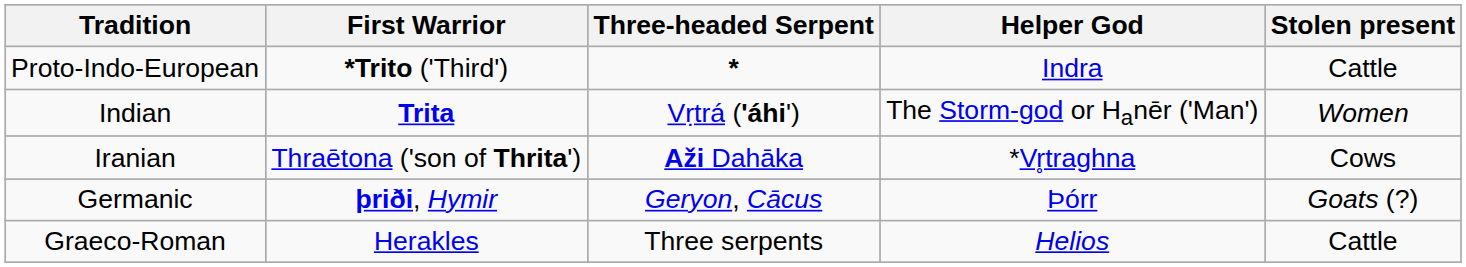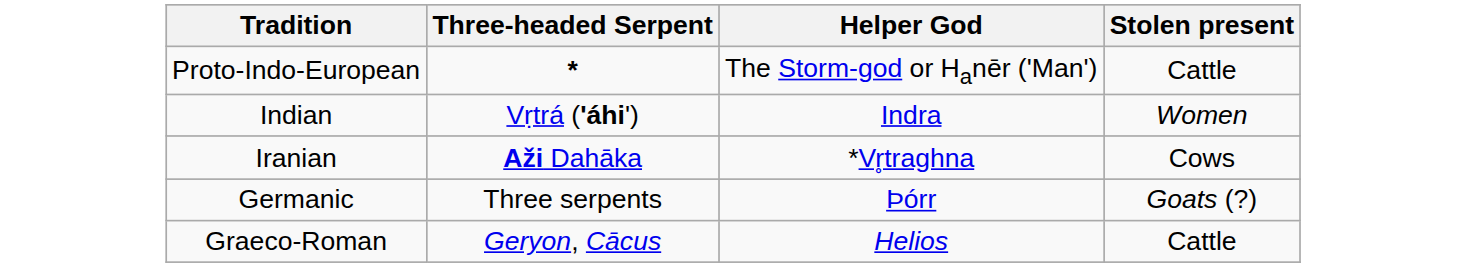- column: (426, 25)
(1072, 67) Indra -> (911, 71) The Storm-god or Hanēr ('Man')
(1072, 113) The Storm-god or Hanēr ('Man') -> (911, 115) Indra
(734, 199) Geryon, Cācus -> (573, 199) Three serpents
(734, 241) Three serpents -> (573, 241) Geryon, Cācus
